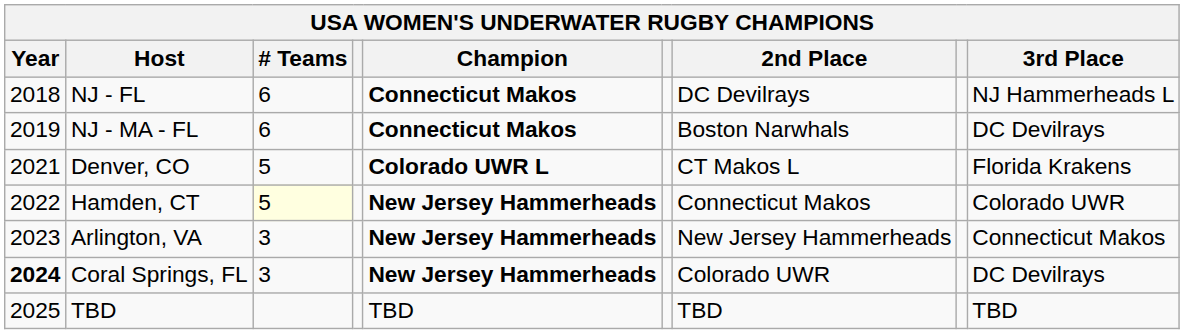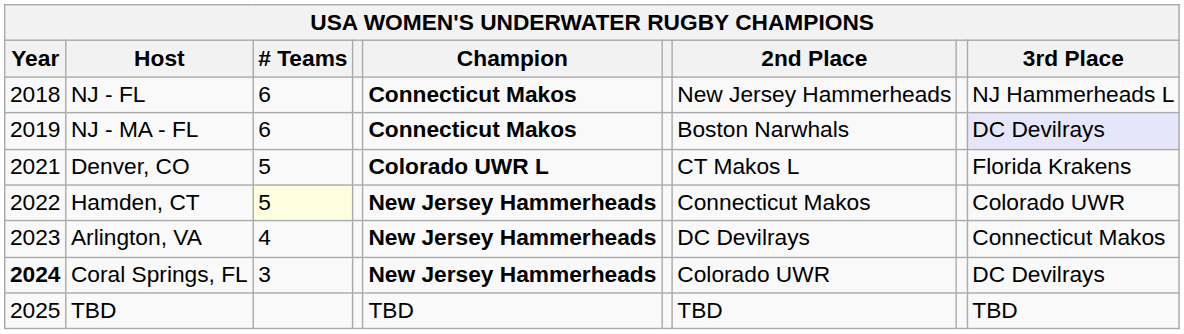(744, 94) DC Devilrays -> (814, 94) New Jersey Hammerheads
(1039, 130) no background -> (1039, 130) lavender background
(265, 238) 3 -> (265, 238) 4
(814, 238) New Jersey Hammerheads -> (744, 238) DC Devilrays
